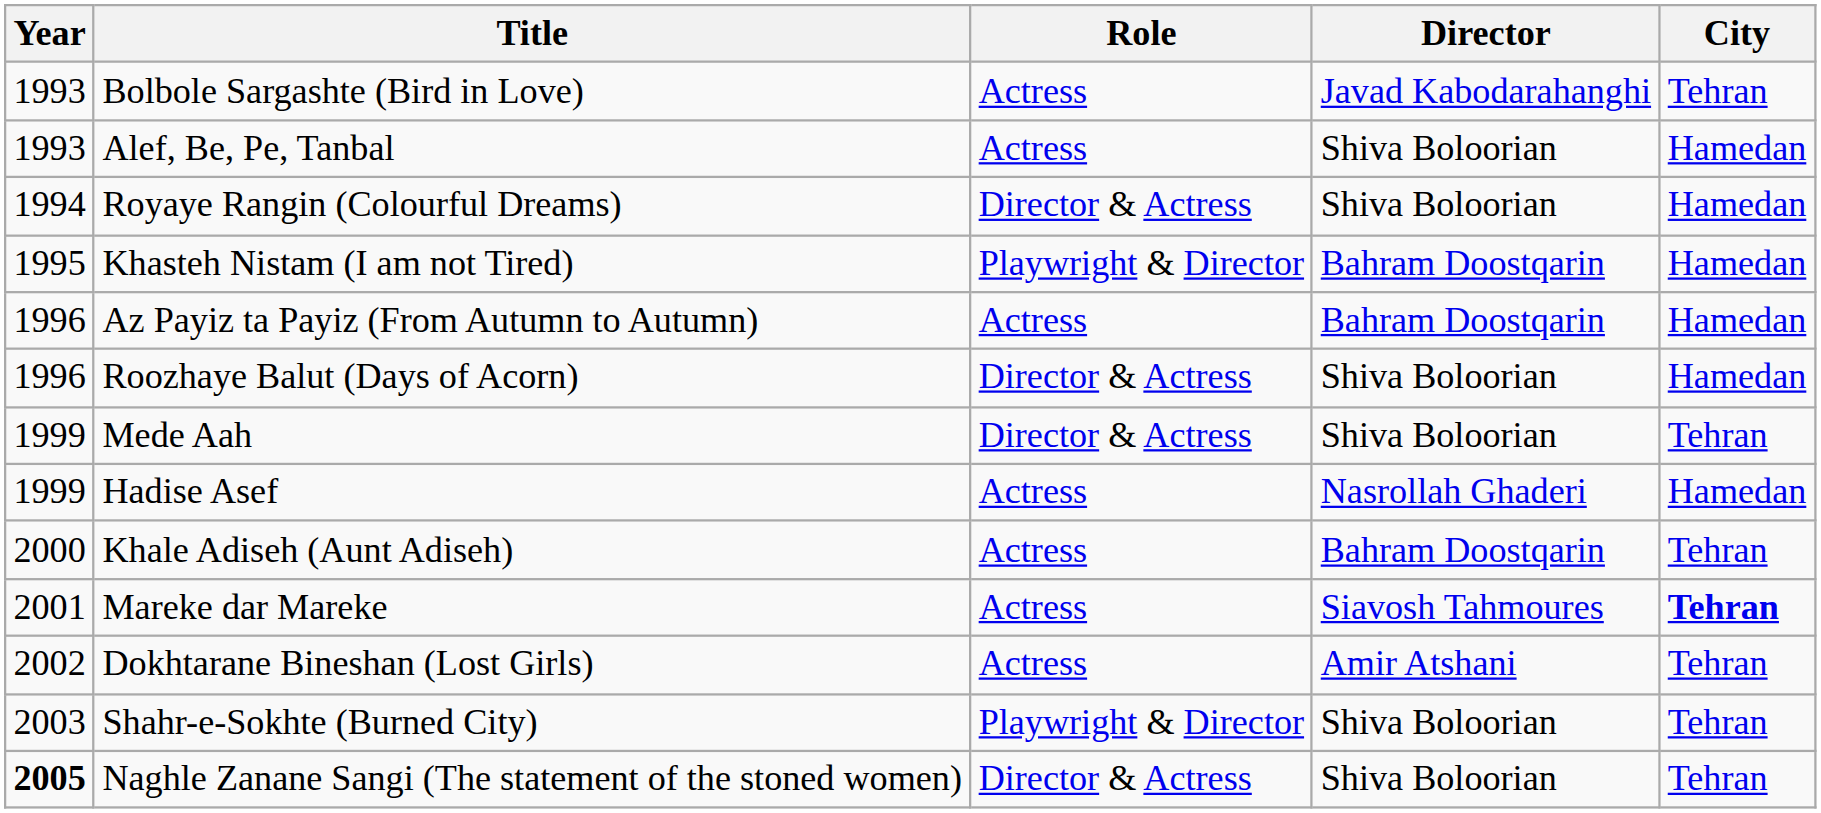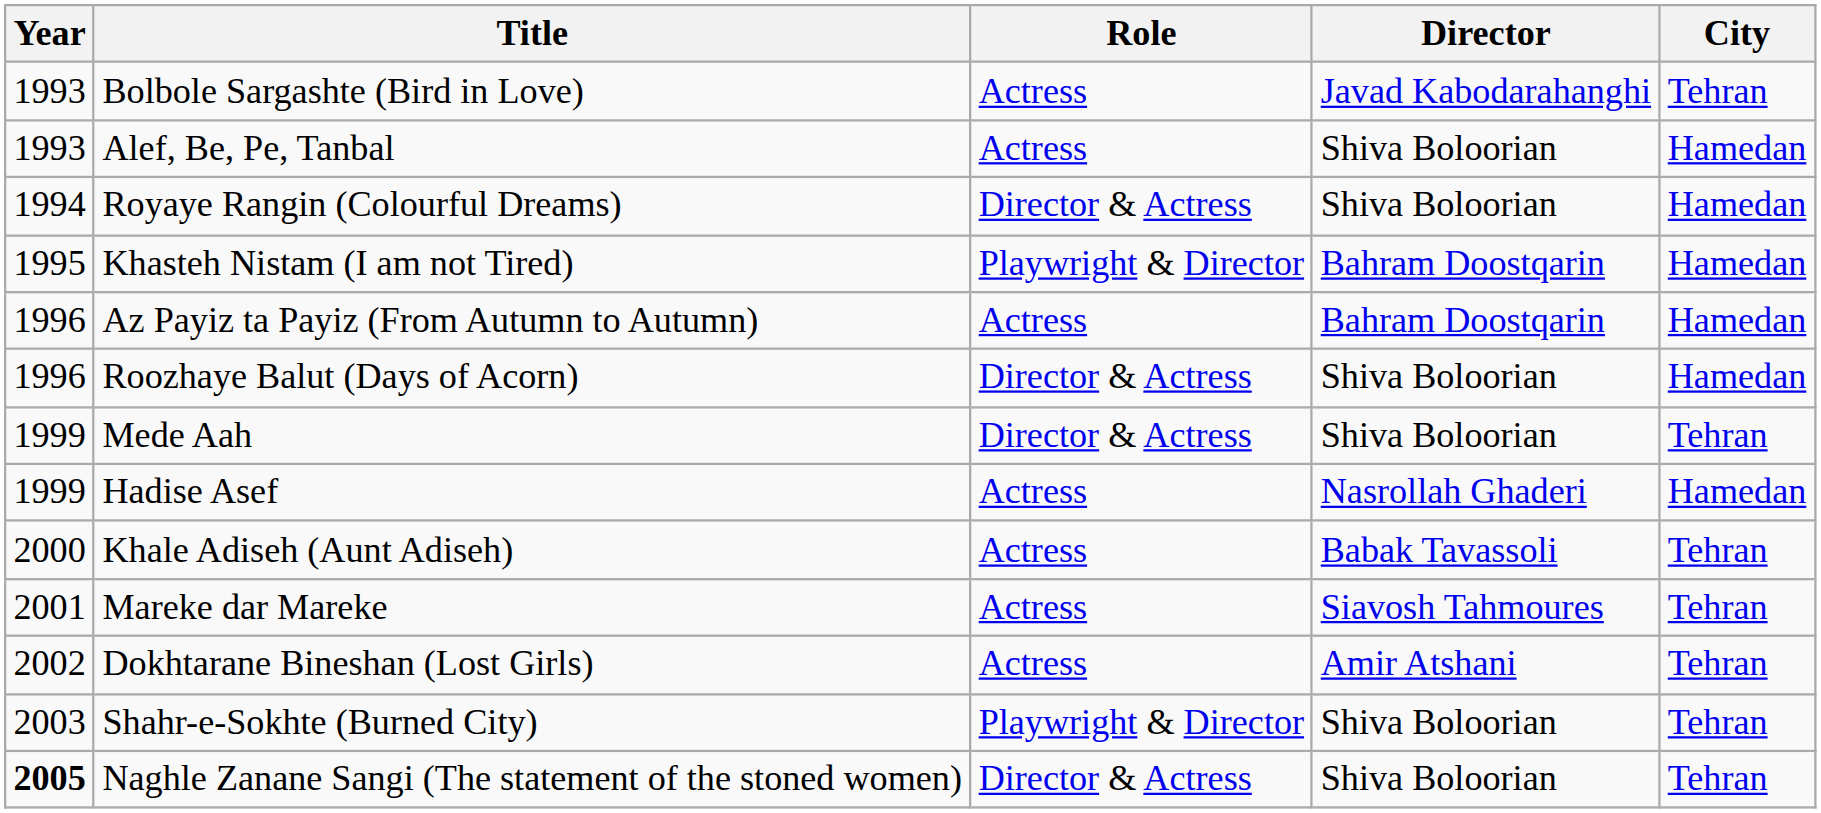(1463, 549) Bahram Doostqarin -> (1439, 549) Babak Tavassoli
(1723, 606) bold -> (1718, 606) normal
